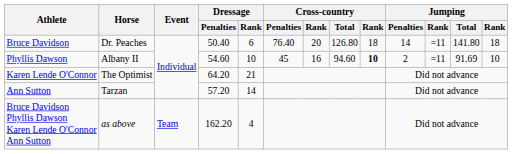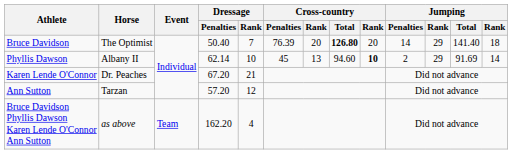(124, 43) Dr. Peaches -> (127, 43) The Optimist
(251, 43) 6 -> (251, 43) 7
(284, 43) 76.40 -> (284, 43) 76.39
(345, 43) normal -> (345, 43) bold
(373, 43) 18 -> (373, 43) 20
(438, 43) =11 -> (438, 43) 29
(466, 43) 141.80 -> (466, 43) 141.40
(218, 59) 54.60 -> (218, 59) 62.14
(316, 59) 16 -> (316, 59) 13
(438, 59) =11 -> (438, 59) 29
(495, 59) 10 -> (495, 59) 14
(127, 75) The Optimist -> (124, 75) Dr. Peaches
(218, 75) 64.20 -> (218, 75) 67.20
(251, 91) 14 -> (251, 91) 12
